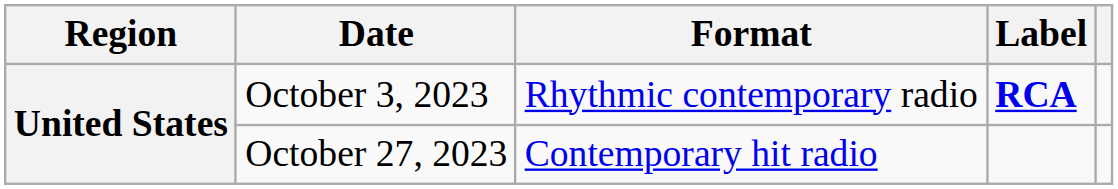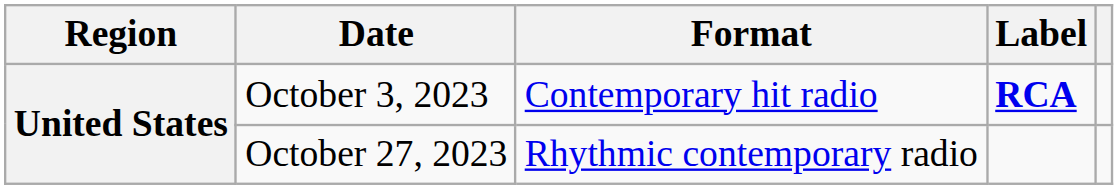(751, 93) Rhythmic contemporary radio -> (701, 93) Contemporary hit radio
(701, 153) Contemporary hit radio -> (751, 153) Rhythmic contemporary radio
